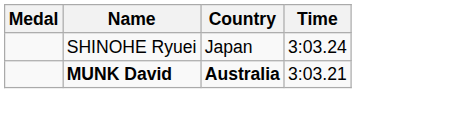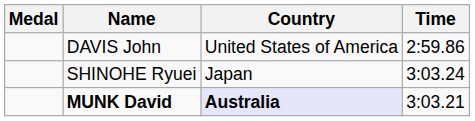+ row: (114, 47)
(242, 74) no background -> (242, 102) lavender background
